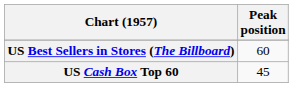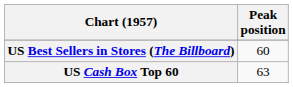(263, 72) 45 -> (263, 72) 63
